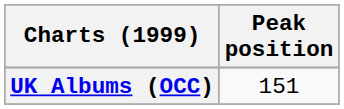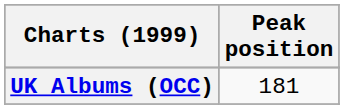(279, 86) 151 -> (279, 86) 181
